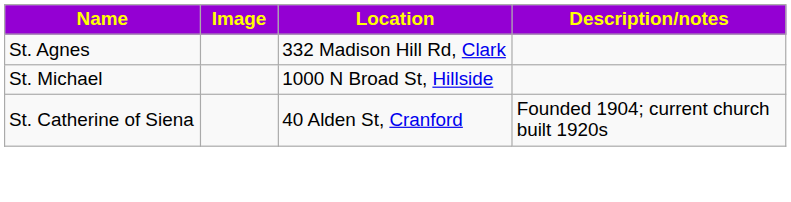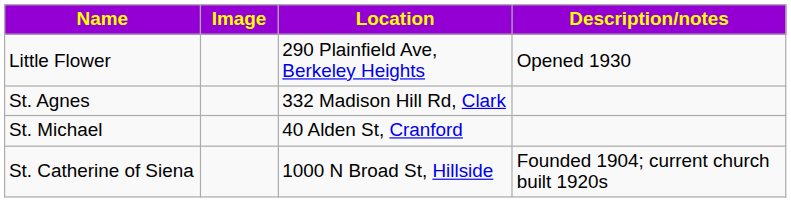+ row: (60, 60)
(388, 79) 1000 N Broad St, Hillside -> (373, 130) 40 Alden St, Cranford
(373, 119) 40 Alden St, Cranford -> (388, 171) 1000 N Broad St, Hillside
